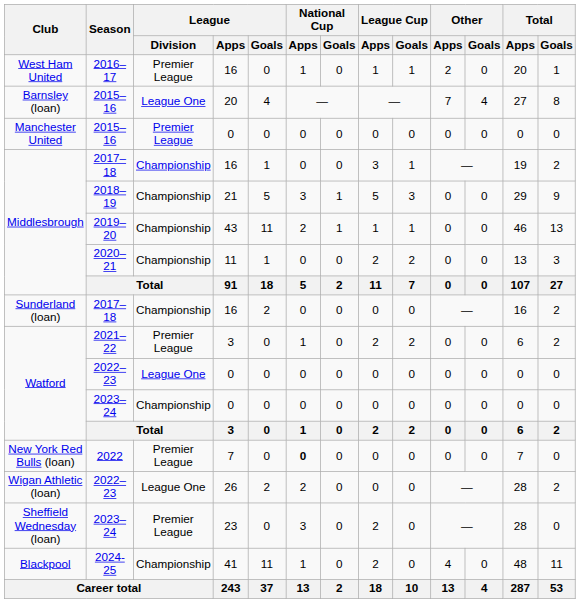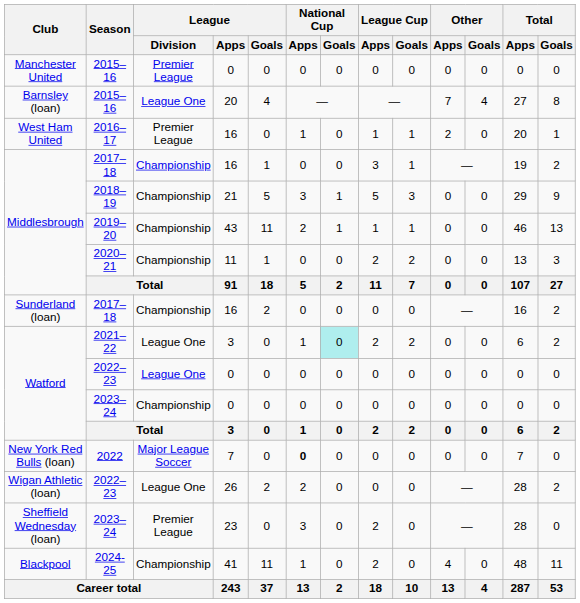rows swapped: (45, 133) <-> (45, 70)
(173, 342) Premier League -> (173, 342) League One
(339, 342) no background -> (339, 342) paleturquoise background
(173, 455) Premier League -> (173, 455) Major League Soccer
